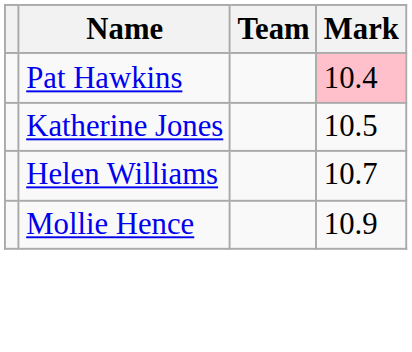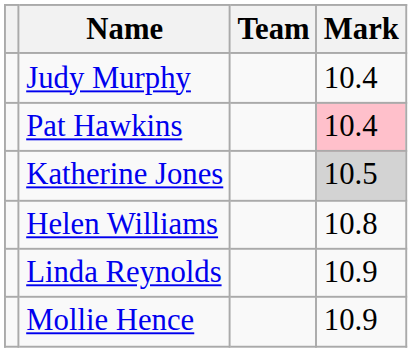+ row: (109, 77)
(351, 126) no background -> (351, 175) lightgrey background
(351, 175) 10.7 -> (351, 223) 10.8
+ row: (124, 272)
